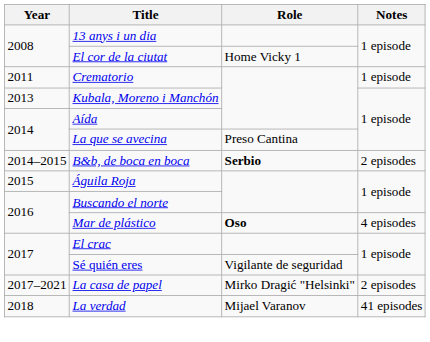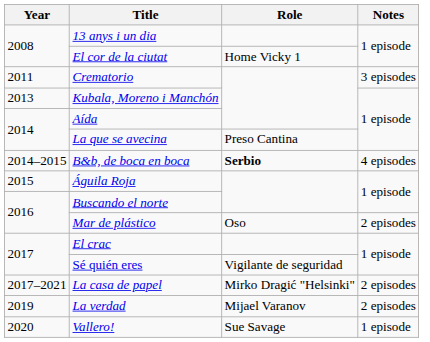(386, 77) 1 episode -> (388, 77) 3 episodes
(388, 160) 2 episodes -> (388, 160) 4 episodes
(236, 222) bold -> (235, 222) normal
(388, 222) 4 episodes -> (388, 222) 2 episodes
(21, 306) 2018 -> (21, 306) 2019
(392, 306) 41 episodes -> (388, 306) 2 episodes
+ row: (93, 327)
